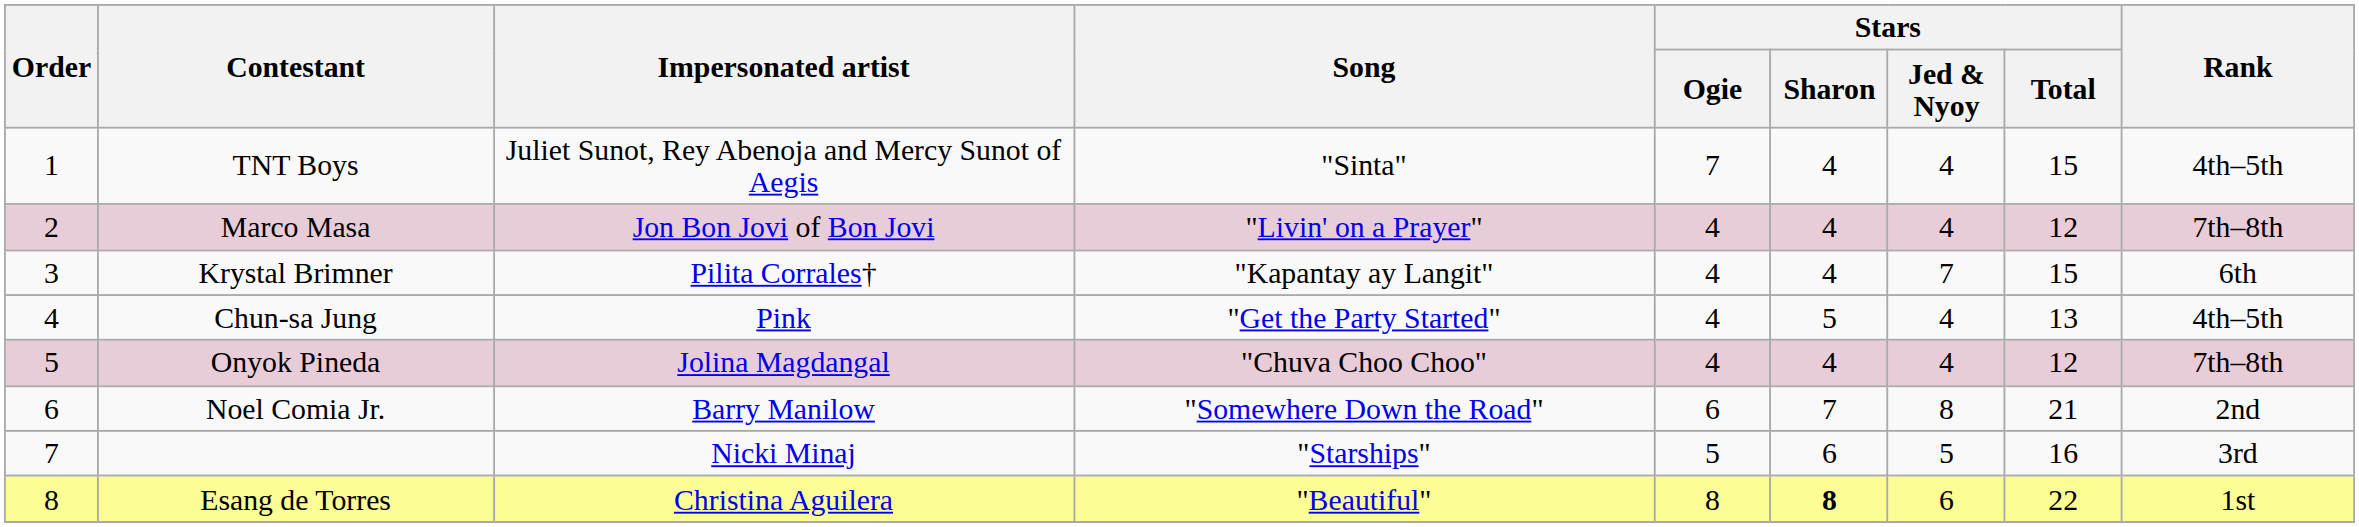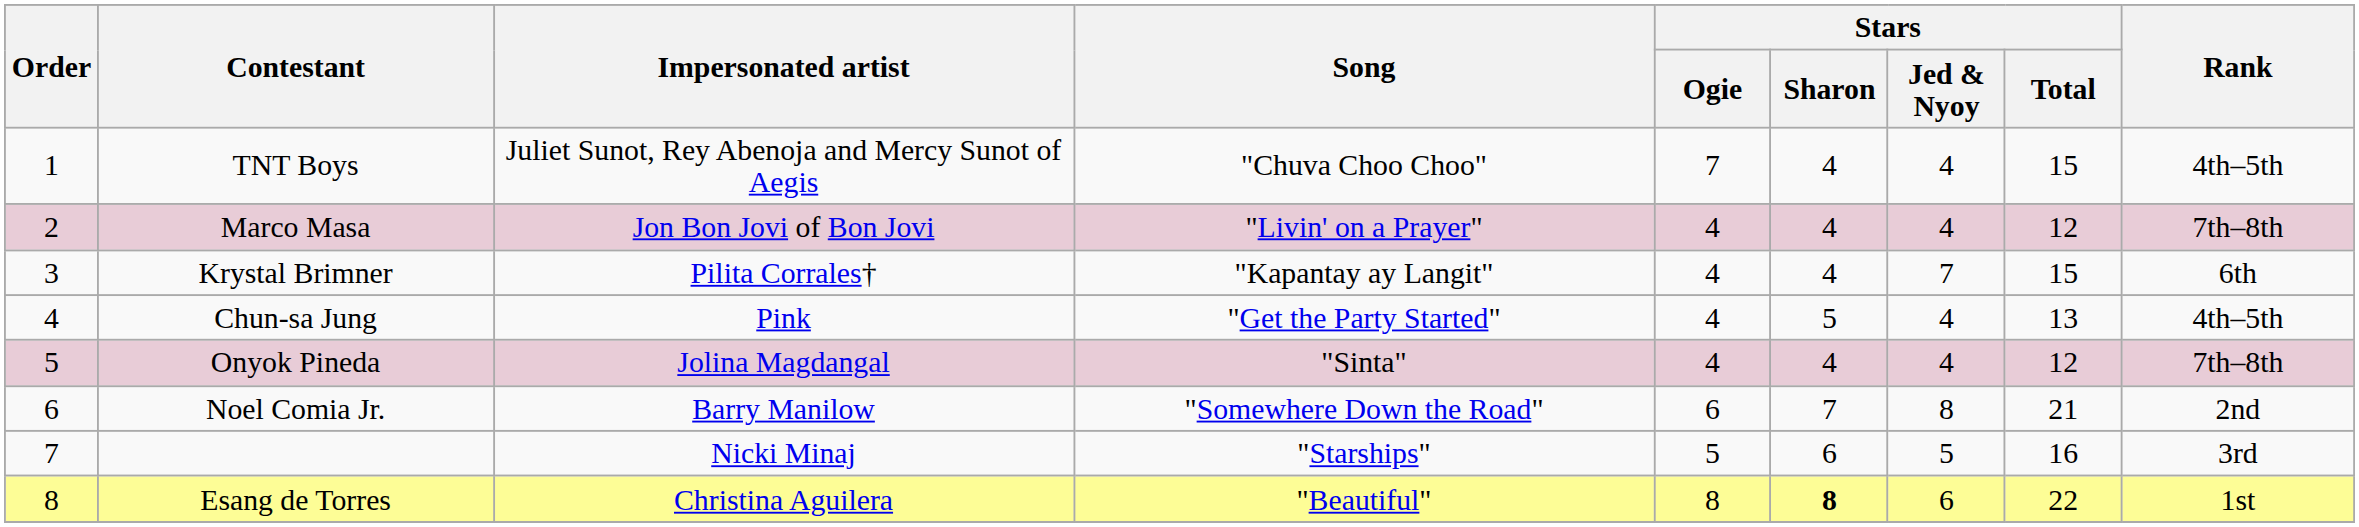(1364, 166) "Sinta" -> (1364, 166) "Chuva Choo Choo"
(1364, 363) "Chuva Choo Choo" -> (1364, 363) "Sinta"
